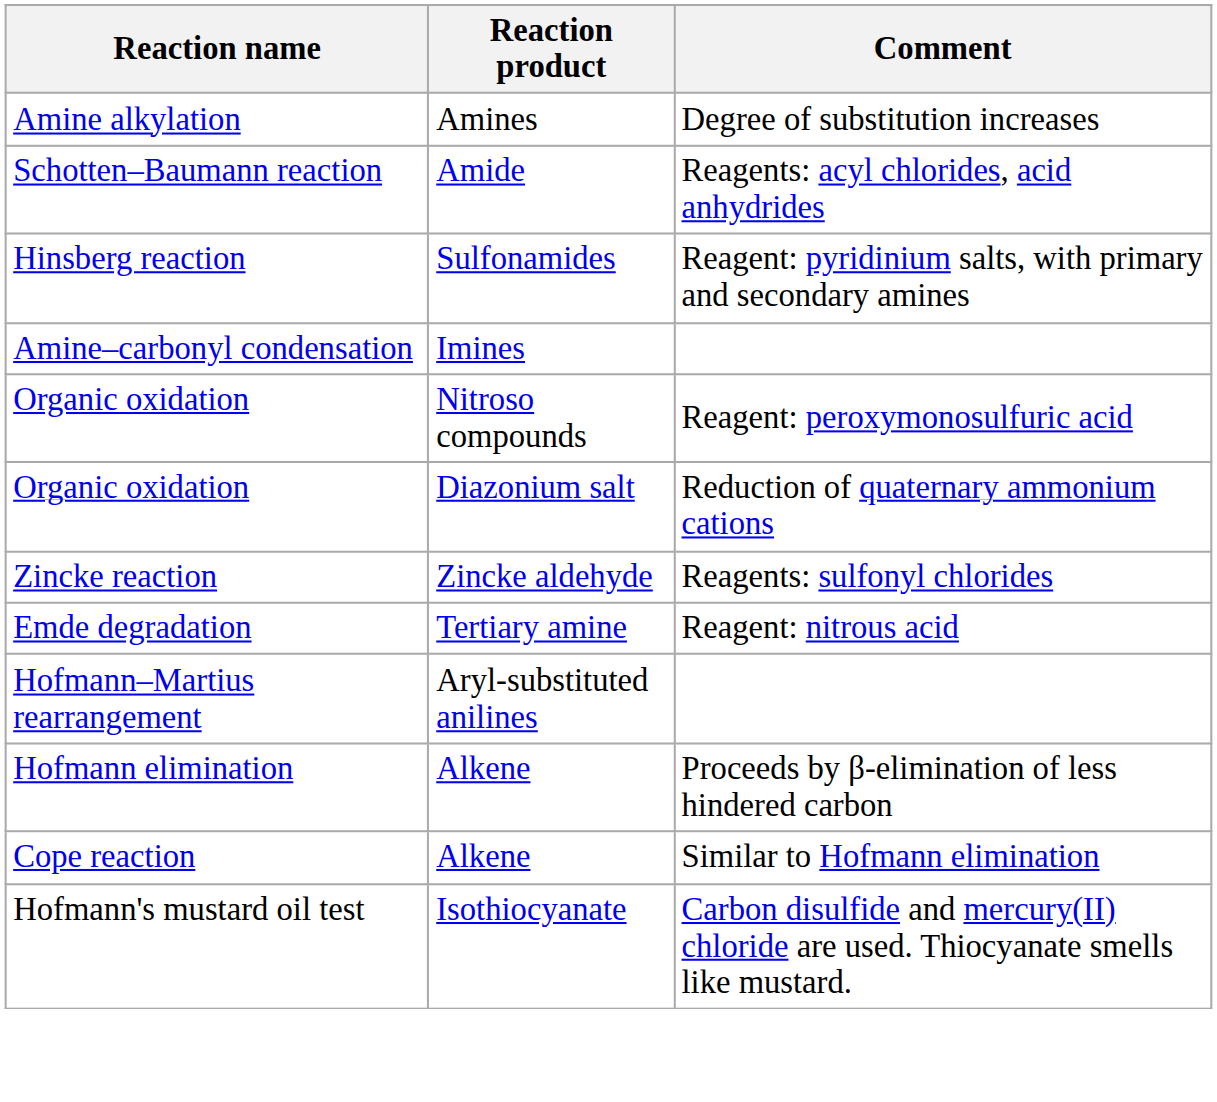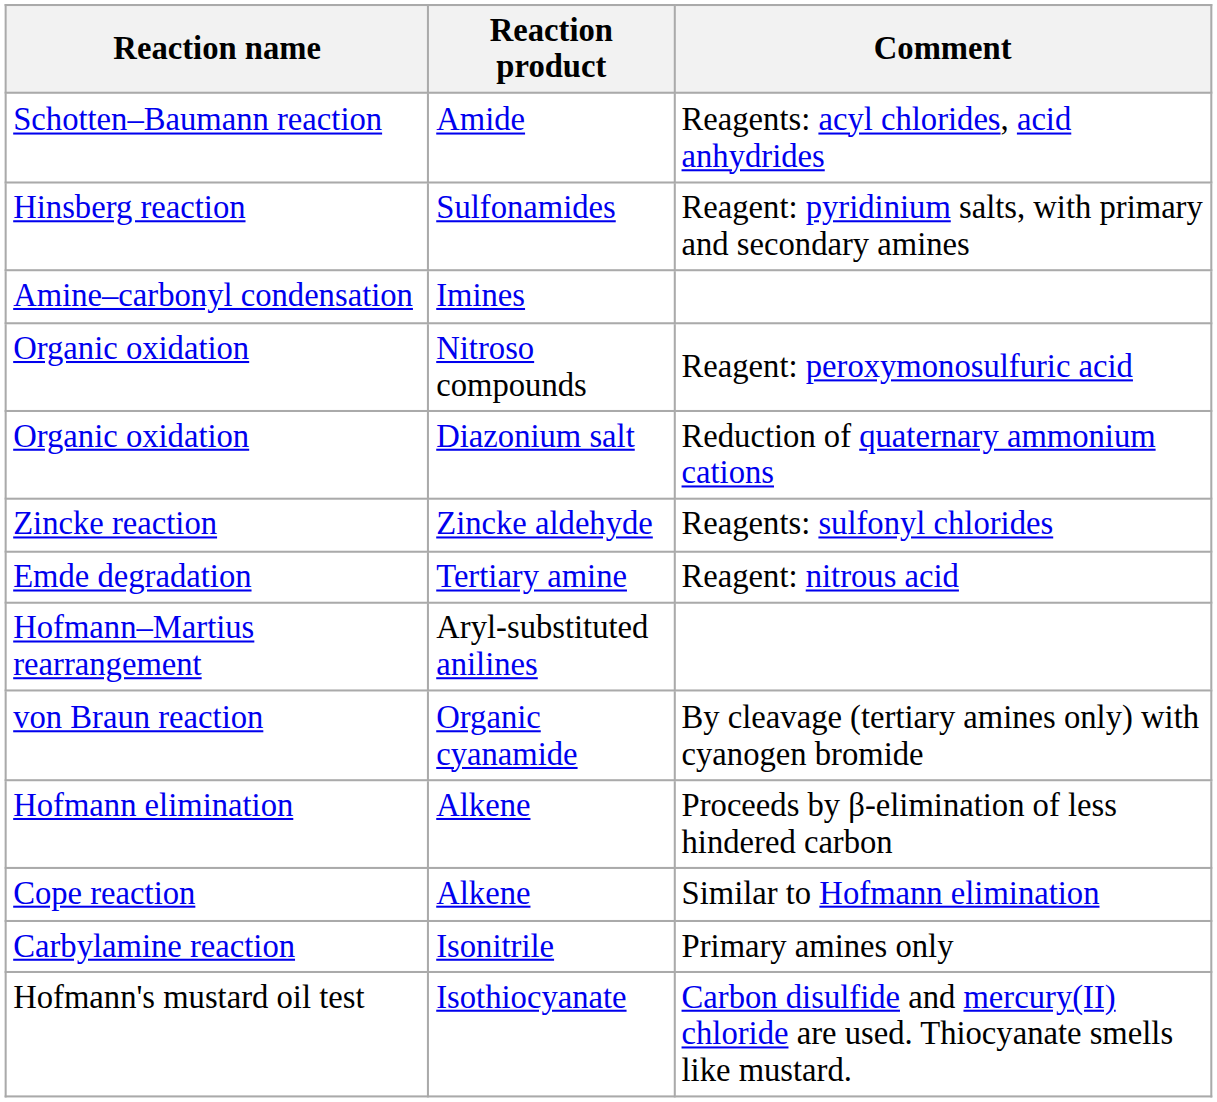- row: (127, 118)
+ row: (138, 716)
+ row: (154, 945)
